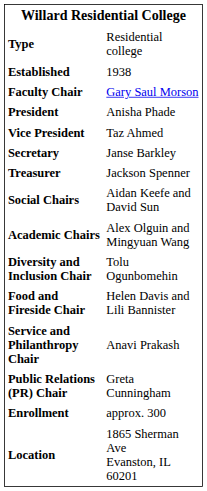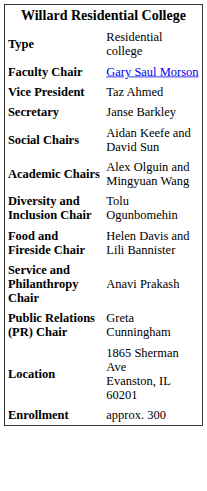- row: (39, 71)
- row: (33, 112)
- row: (34, 173)
rows swapped: (38, 413) <-> (31, 454)
